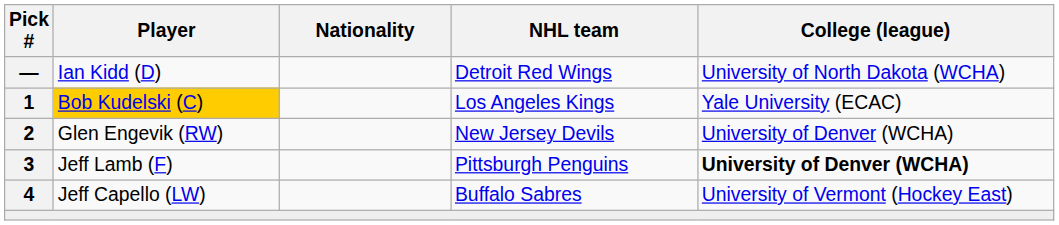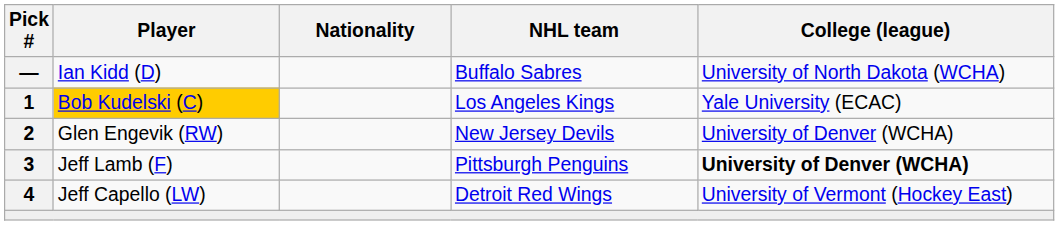(533, 72) Detroit Red Wings -> (518, 72) Buffalo Sabres
(518, 195) Buffalo Sabres -> (533, 195) Detroit Red Wings
